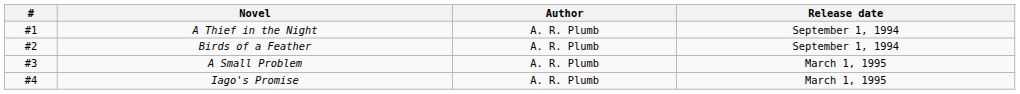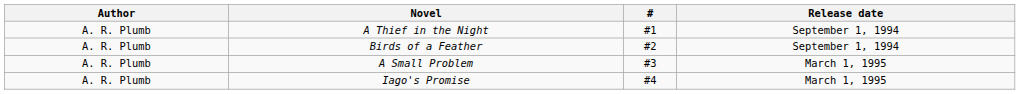columns swapped: (31, 13) <-> (565, 13)
